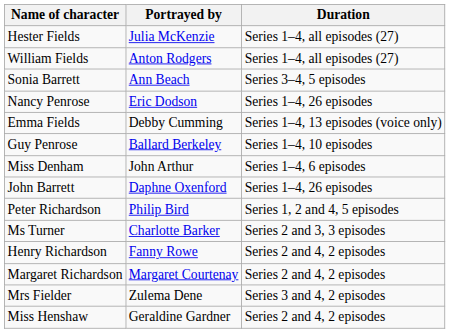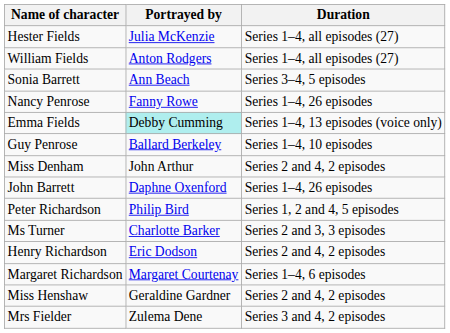(163, 101) Eric Dodson -> (163, 101) Fanny Rowe
(176, 123) no background -> (176, 123) paleturquoise background
(305, 166) Series 1–4, 6 episodes -> (315, 166) Series 2 and 4, 2 episodes
(163, 252) Fanny Rowe -> (163, 252) Eric Dodson
(315, 274) Series 2 and 4, 2 episodes -> (305, 274) Series 1–4, 6 episodes
rows swapped: (39, 295) <-> (48, 317)
